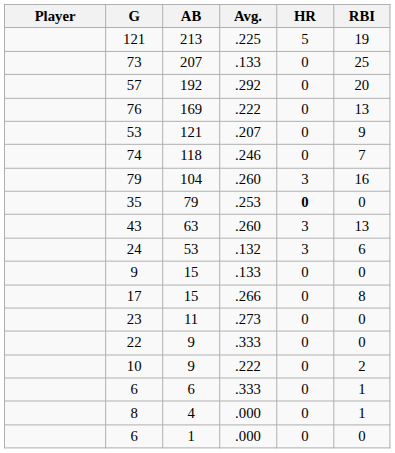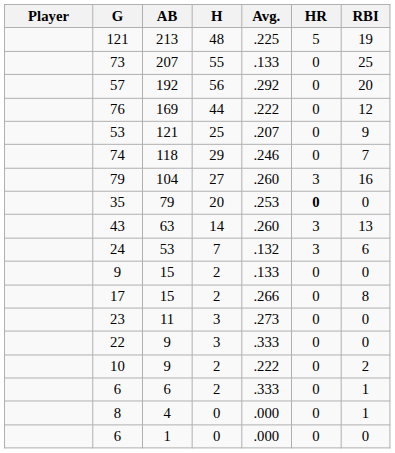+ column: (217, 16)
(362, 109) 13 -> (366, 109) 12
